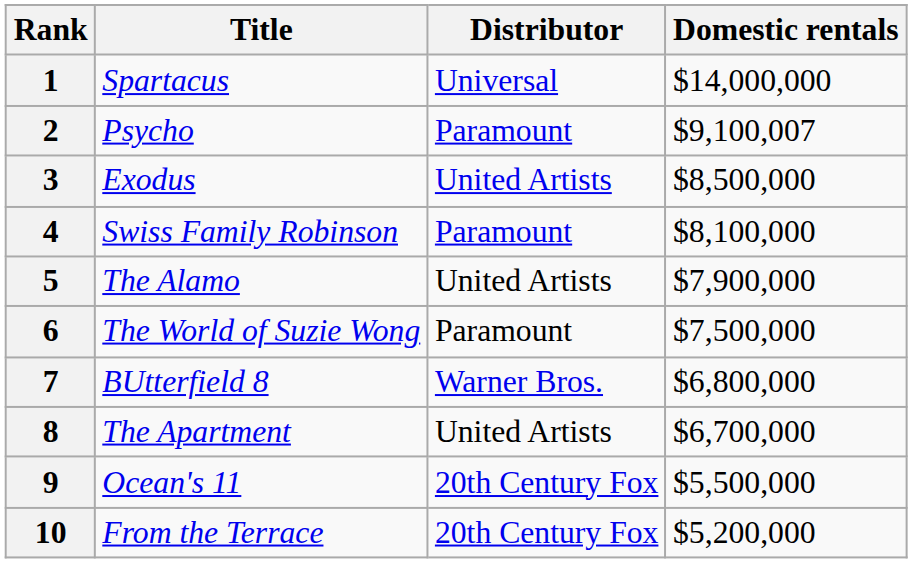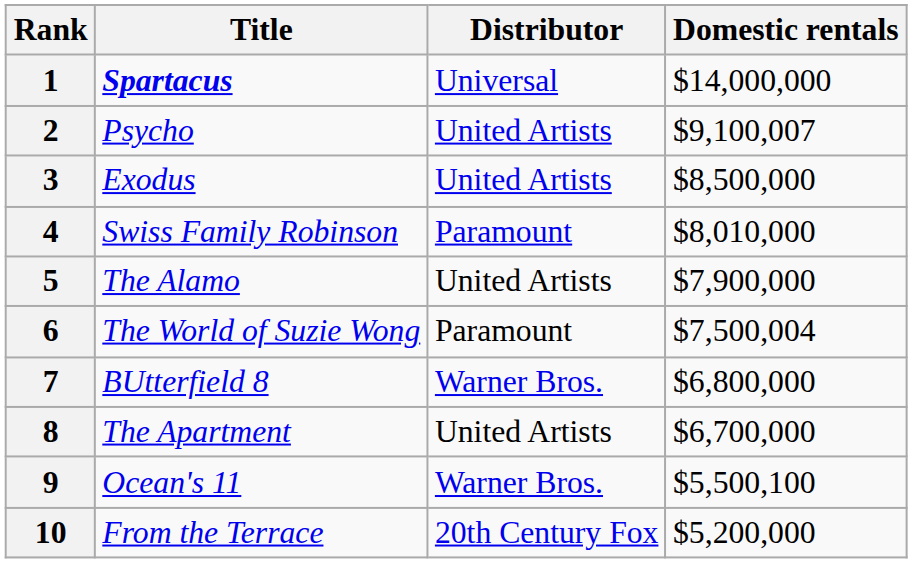(166, 79) normal -> (167, 79) bold
(504, 130) Paramount -> (523, 130) United Artists
(744, 230) $8,100,000 -> (744, 230) $8,010,000
(744, 331) $7,500,000 -> (744, 331) $7,500,004
(547, 481) 20th Century Fox -> (519, 481) Warner Bros.
(744, 481) $5,500,000 -> (744, 481) $5,500,100
